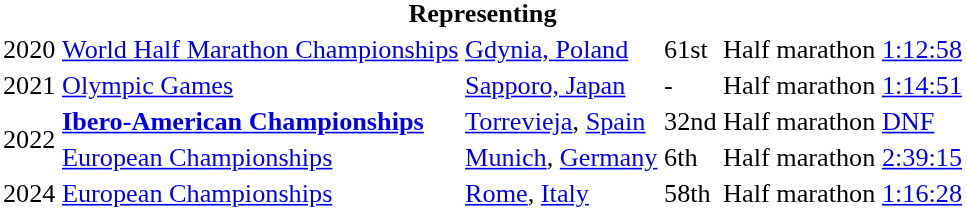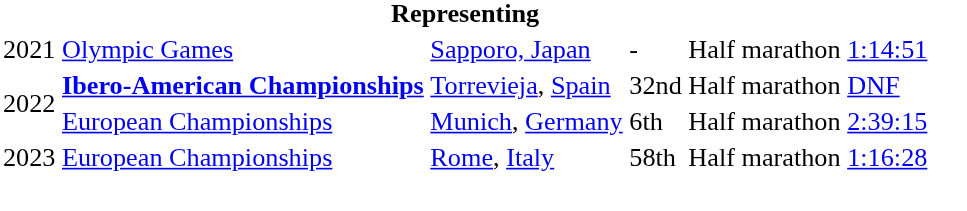- row: (547, 49)
(29, 193) 2024 -> (29, 157) 2023
